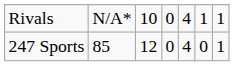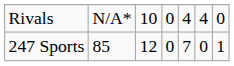(204, 18) 1 -> (204, 18) 4
(221, 18) 1 -> (221, 18) 0
(187, 46) 4 -> (187, 46) 7
